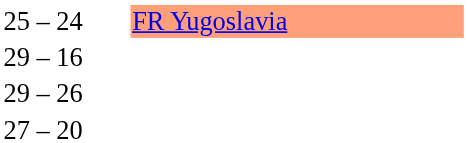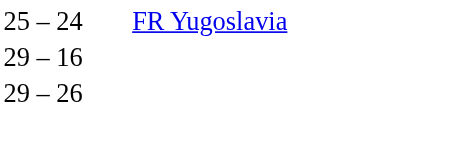(210, 21) lightsalmon background -> (210, 21) no background
- row: (43, 129)
